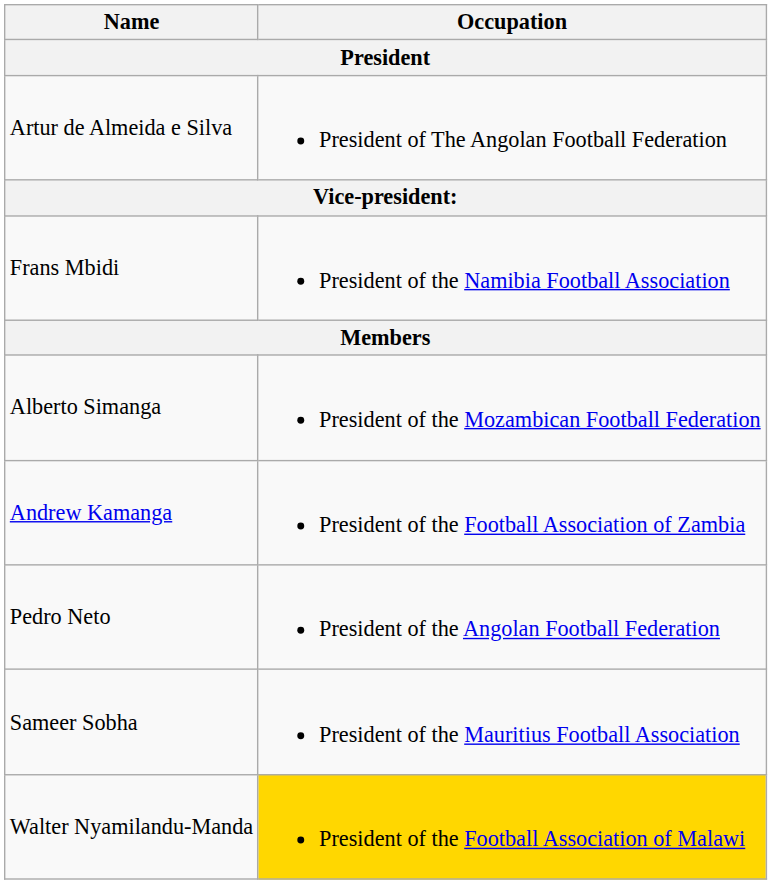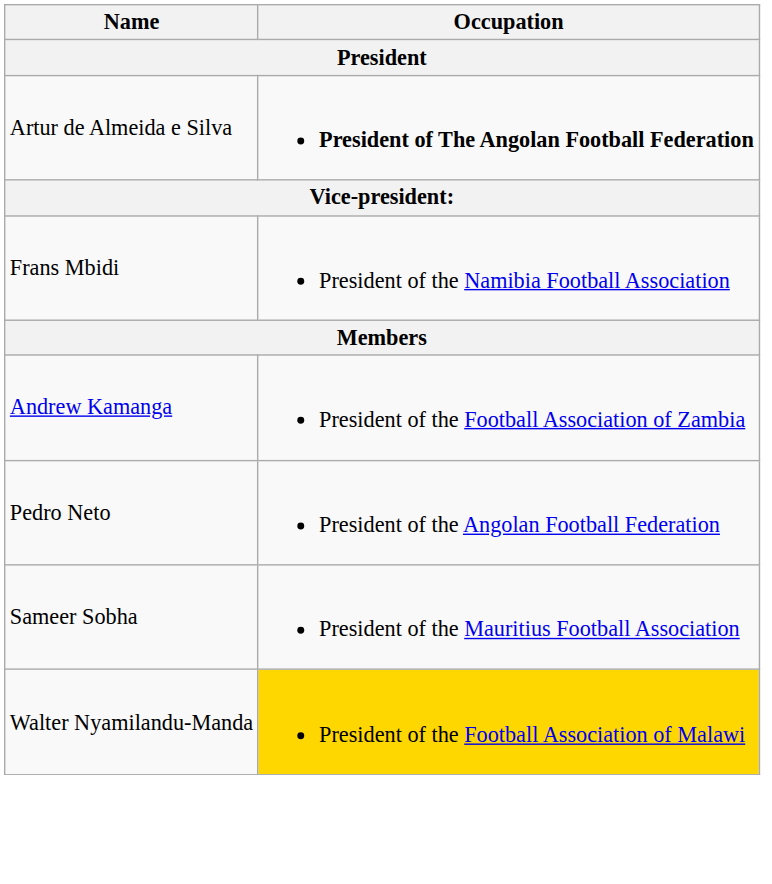(512, 140) normal -> (509, 140) bold
- row: (85, 407)
